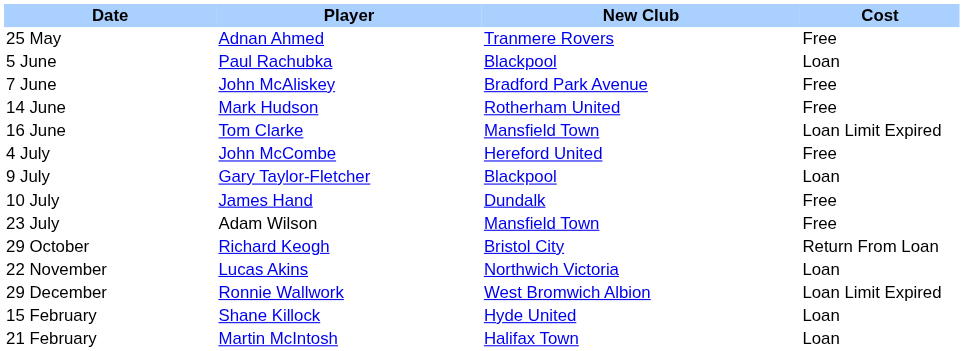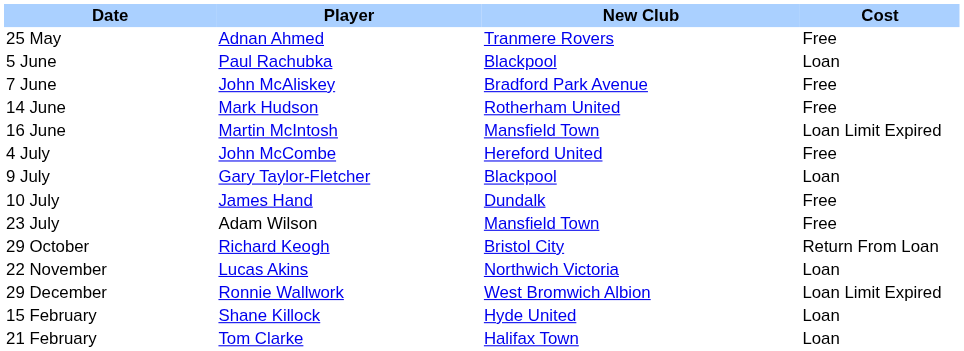(261, 131) Tom Clarke -> (278, 131) Martin McIntosh
(278, 338) Martin McIntosh -> (261, 338) Tom Clarke
